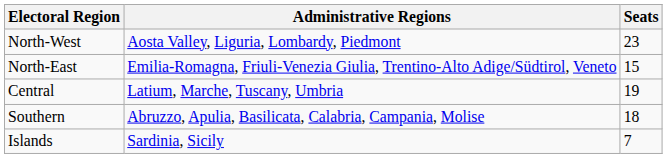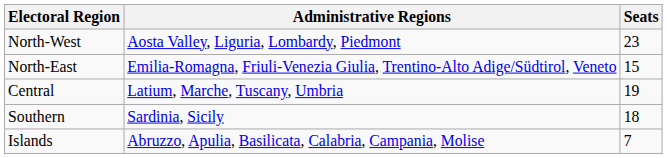(306, 116) Abruzzo, Apulia, Basilicata, Calabria, Campania, Molise -> (176, 116) Sardinia, Sicily
(176, 141) Sardinia, Sicily -> (306, 141) Abruzzo, Apulia, Basilicata, Calabria, Campania, Molise
